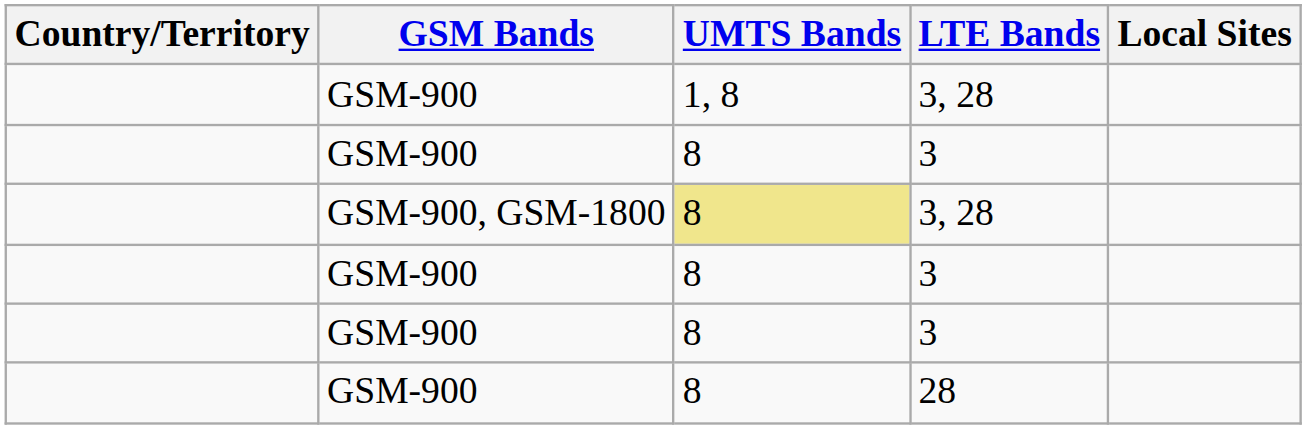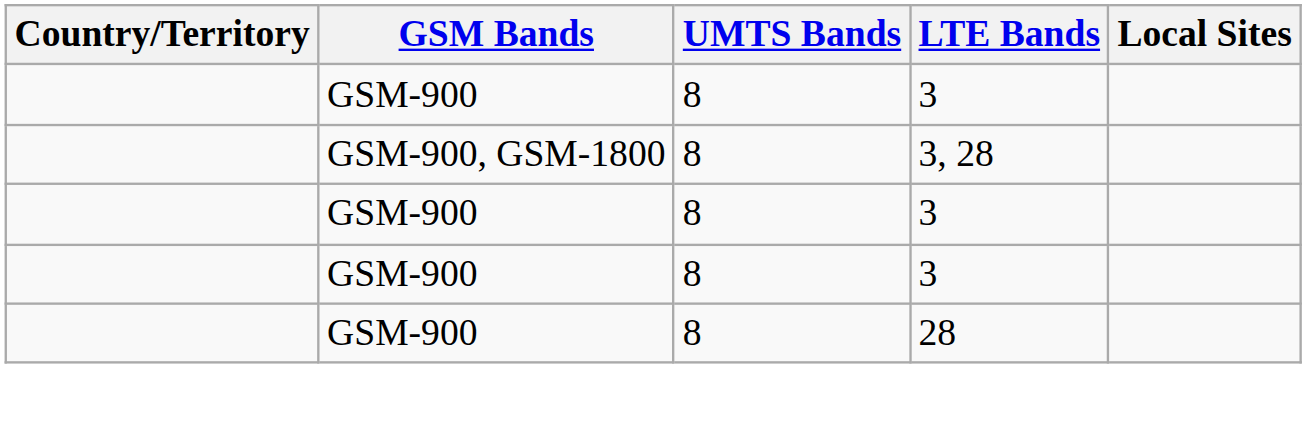- row: (402, 93)
(692, 213) khaki background -> (692, 153) no background
